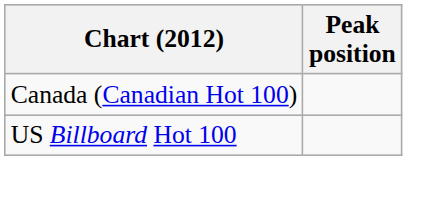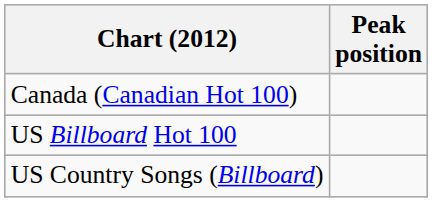+ row: (167, 175)
